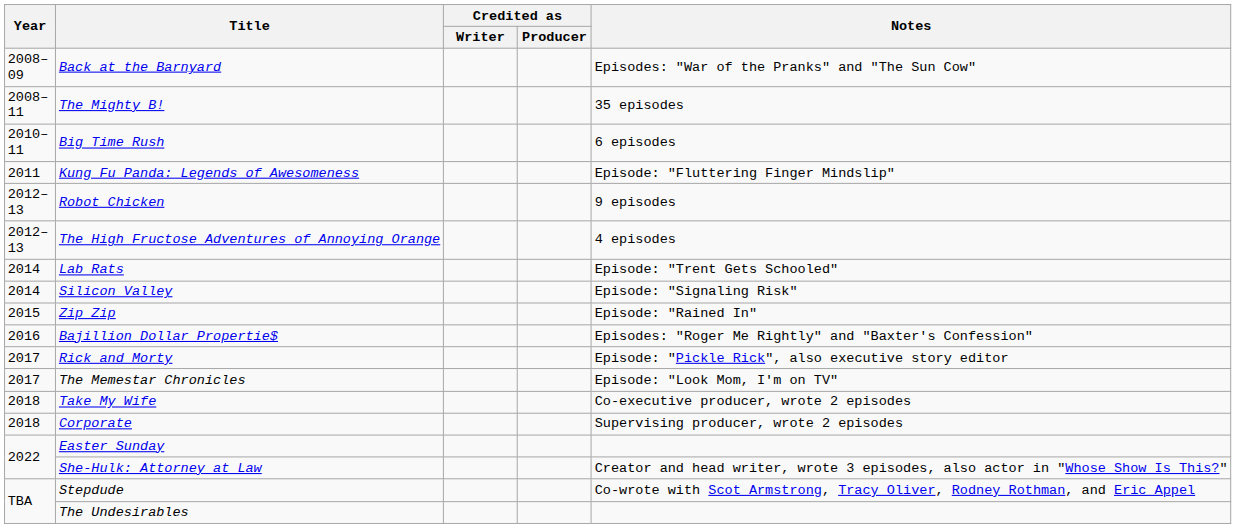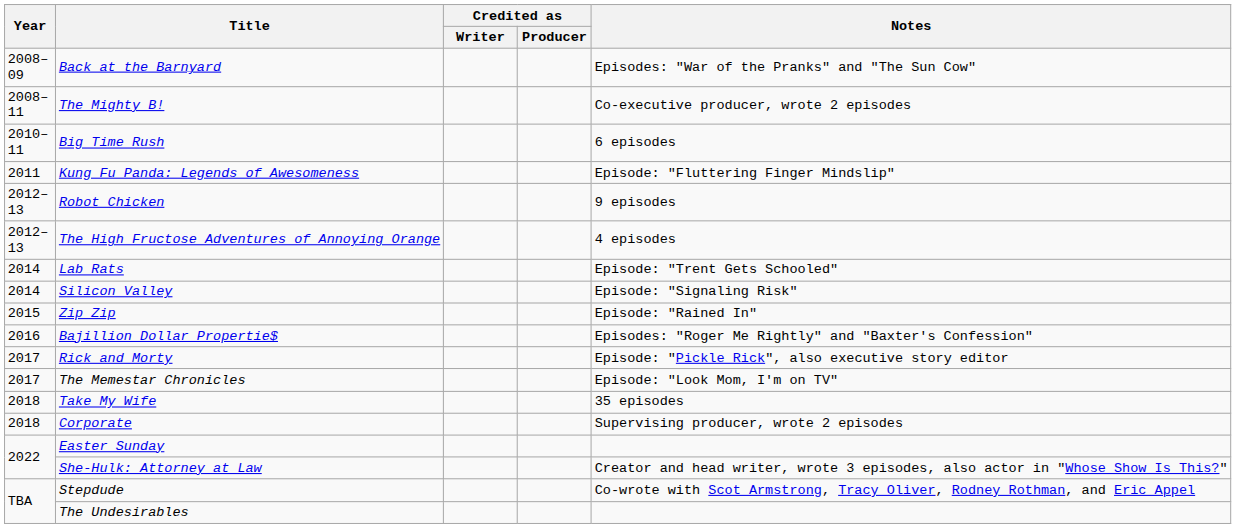(639, 105) 35 episodes -> (753, 105) Co-executive producer, wrote 2 episodes
(753, 402) Co-executive producer, wrote 2 episodes -> (639, 402) 35 episodes
